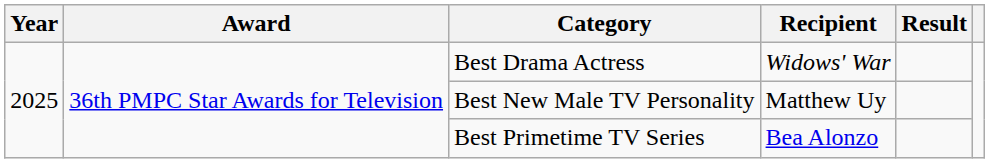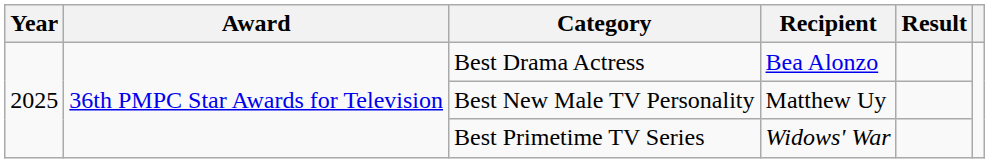(828, 61) Widows' War -> (822, 61) Bea Alonzo
(822, 137) Bea Alonzo -> (828, 137) Widows' War
